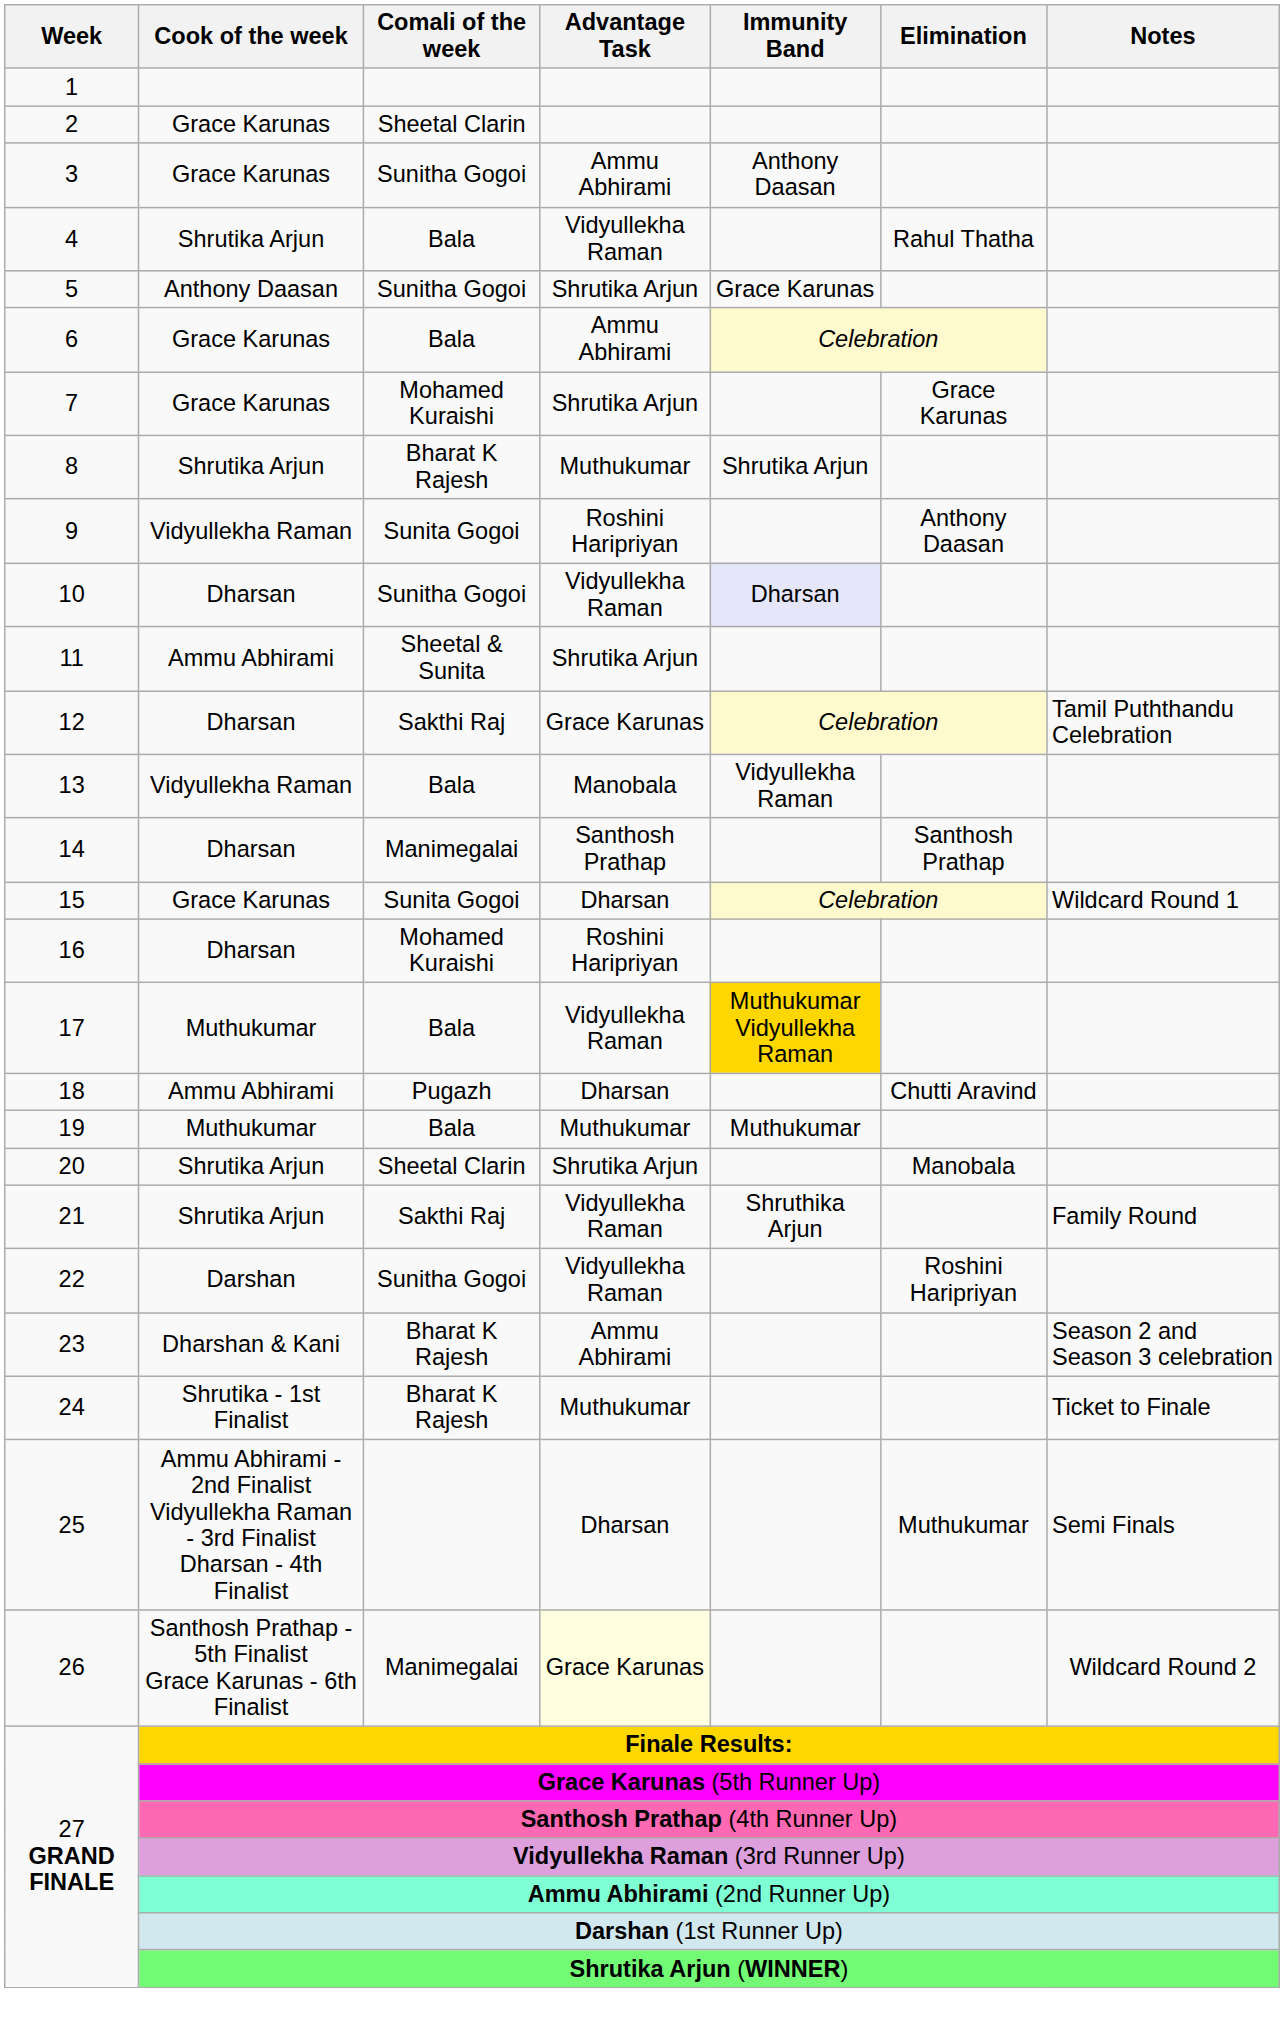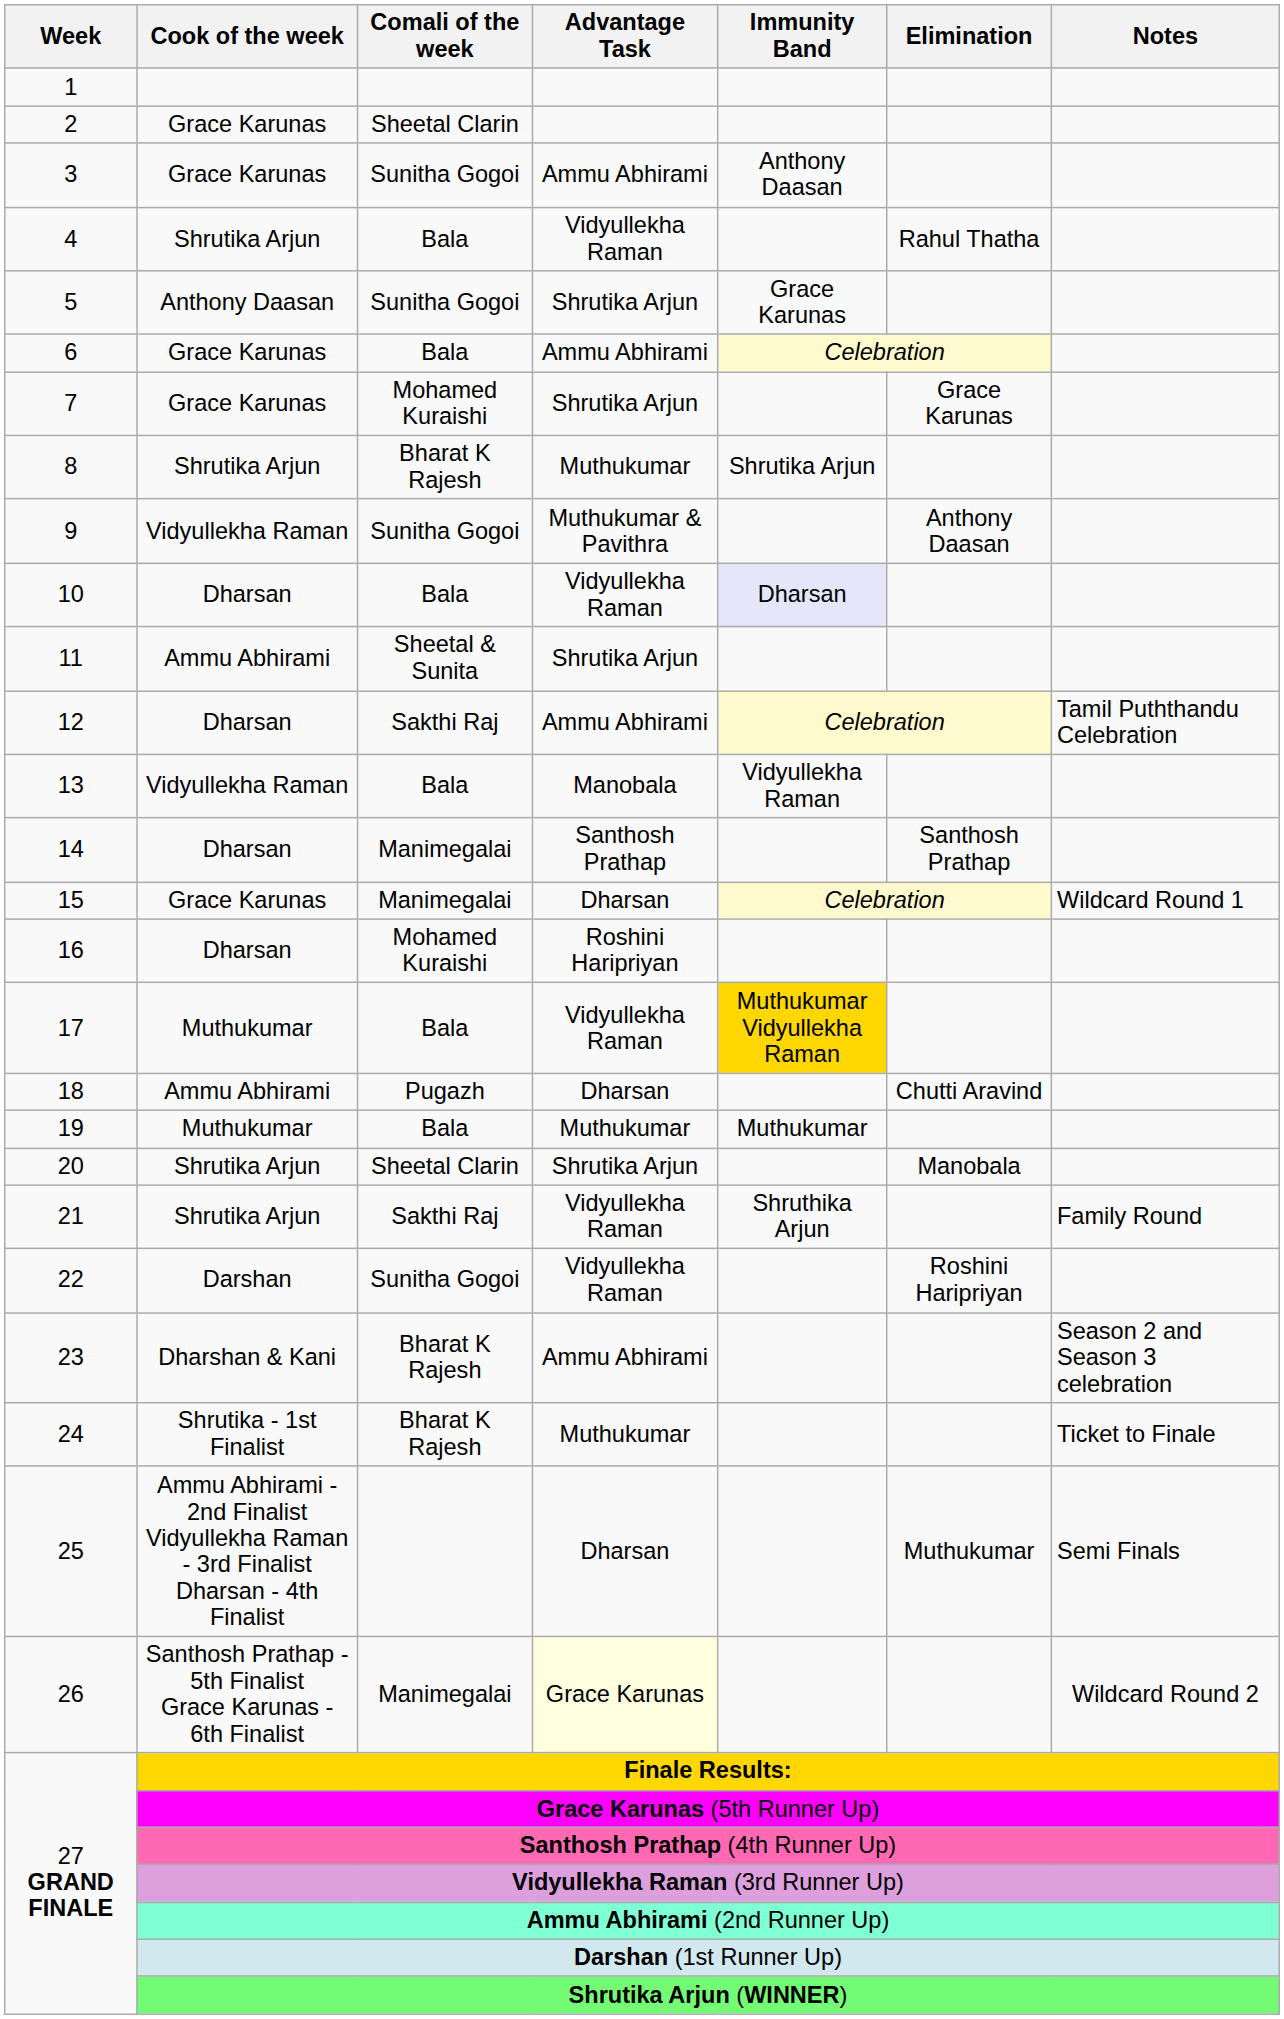(452, 530) Sunita Gogoi -> (445, 530) Sunitha Gogoi
(625, 530) Roshini Haripriyan -> (625, 530) Muthukumar & Pavithra
(452, 594) Sunitha Gogoi -> (445, 594) Bala
(625, 722) Grace Karunas -> (625, 722) Ammu Abhirami
(452, 900) Sunita Gogoi -> (445, 900) Manimegalai
